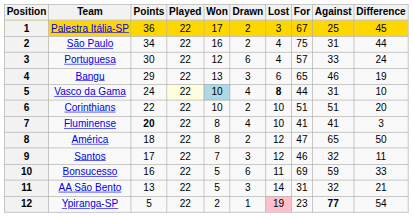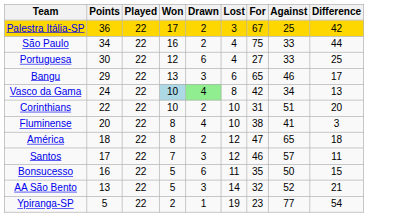- column: (27, 12)
(381, 28) 45 -> (337, 28) 42
(333, 44) 31 -> (289, 44) 33
(302, 60) 57 -> (258, 60) 27
(381, 60) 24 -> (337, 60) 25
(381, 76) 19 -> (337, 76) 17
(185, 92) lightyellow background -> (141, 92) no background
(248, 92) no background -> (203, 92) lightgreen background
(279, 92) bold -> (234, 92) normal
(302, 92) 44 -> (258, 92) 42
(333, 92) 31 -> (289, 92) 34
(381, 92) 10 -> (337, 92) 13
(302, 108) 51 -> (258, 108) 31
(149, 124) bold -> (105, 124) normal
(302, 124) 41 -> (258, 124) 38
(381, 140) 50 -> (337, 140) 18
(333, 156) 32 -> (289, 156) 57
(302, 172) 69 -> (258, 172) 35
(333, 172) 59 -> (289, 172) 50
(381, 172) 33 -> (337, 172) 15
(302, 188) 31 -> (258, 188) 32
(333, 188) 32 -> (289, 188) 52
(279, 204) pink background -> (234, 204) no background
(333, 204) bold -> (289, 204) normal
